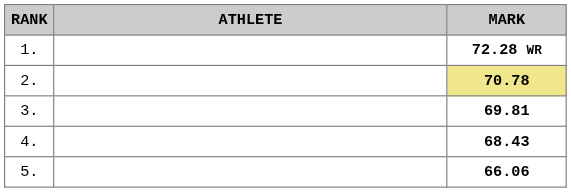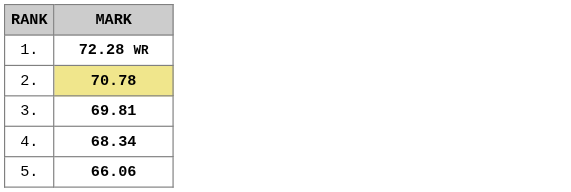- column: (251, 20)
(507, 141) 68.43 -> (114, 141) 68.34
